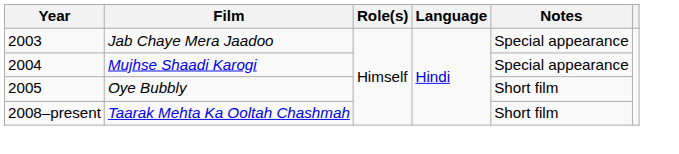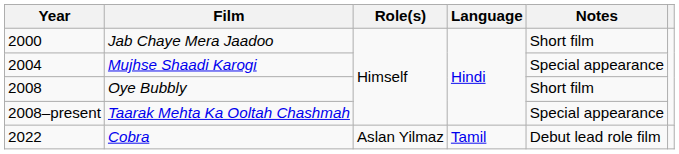(25, 40) 2003 -> (25, 40) 2000
(561, 40) Special appearance -> (562, 40) Short film
(25, 88) 2005 -> (25, 88) 2008
(526, 112) Short film -> (597, 112) Special appearance
+ row: (129, 137)
